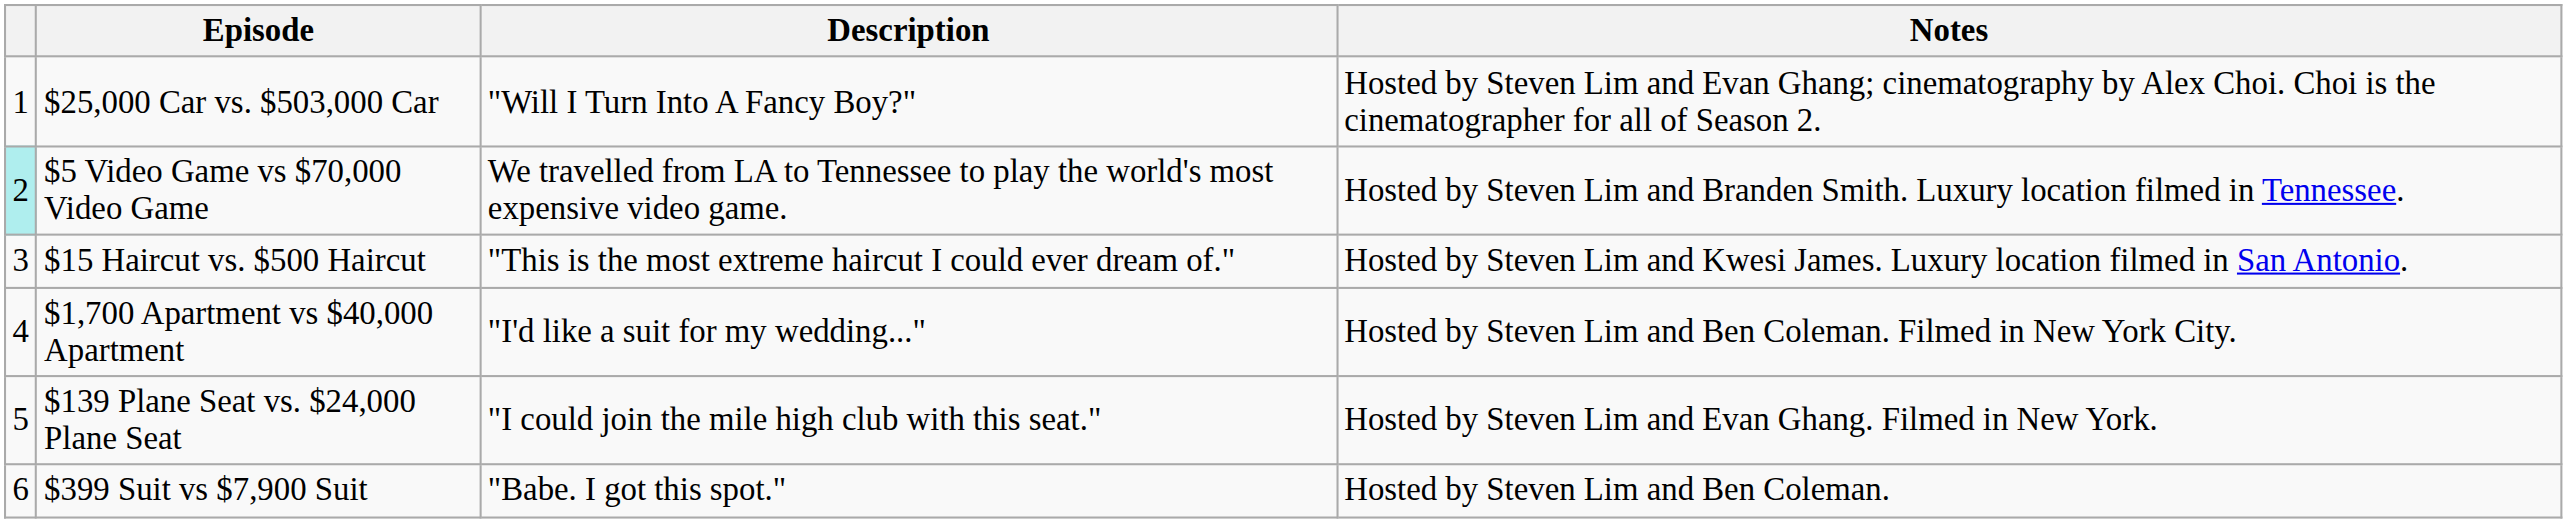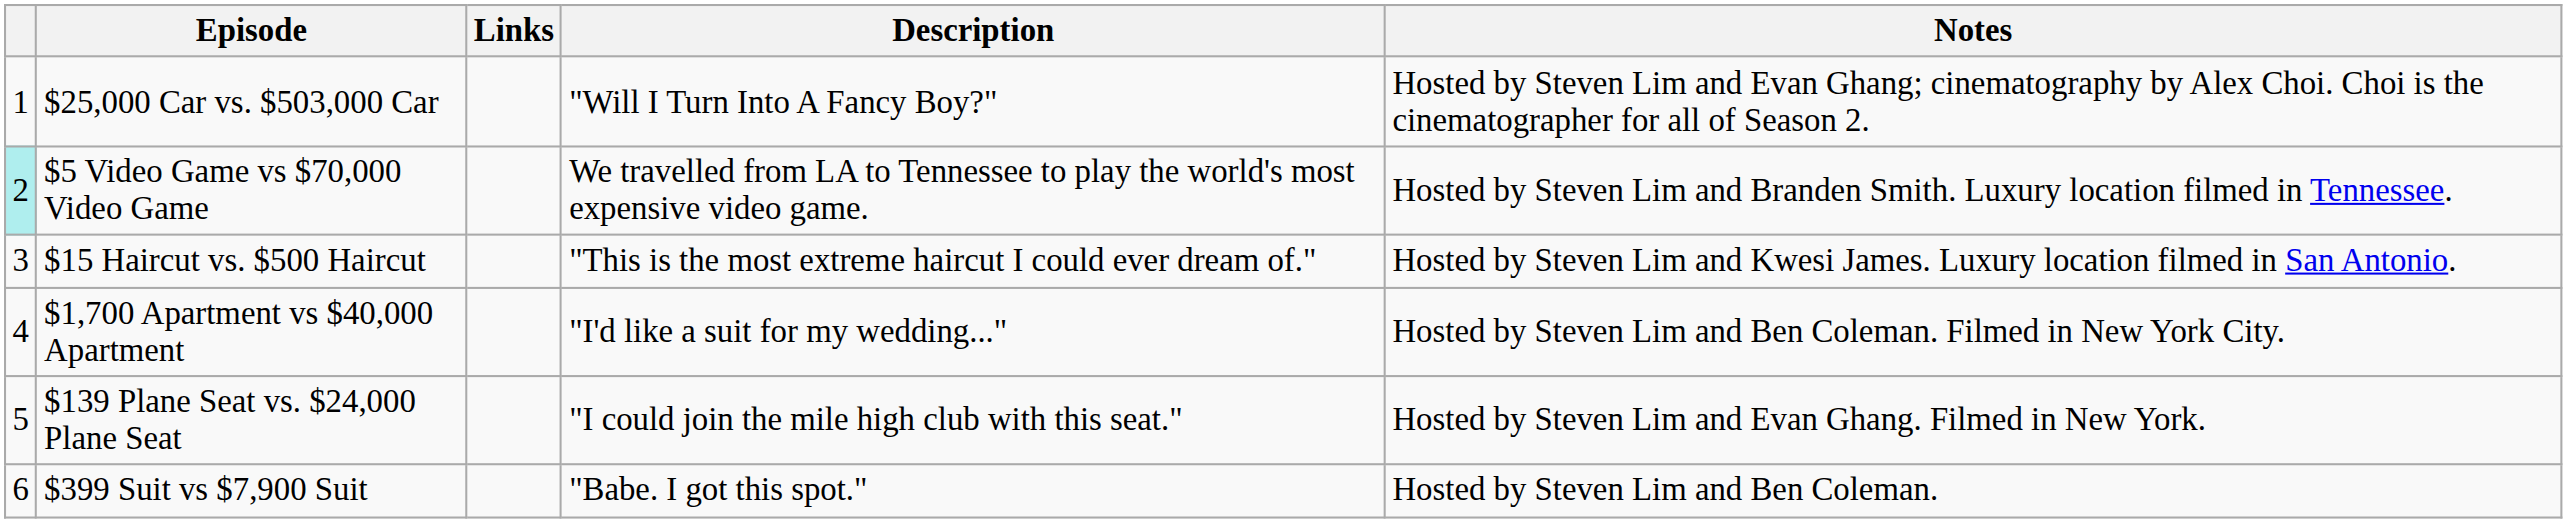+ column: (514, 30)
